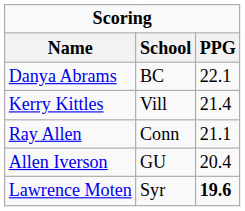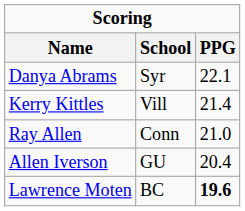(152, 76) BC -> (153, 76) Syr
(215, 133) 21.1 -> (215, 133) 21.0
(153, 190) Syr -> (152, 190) BC
